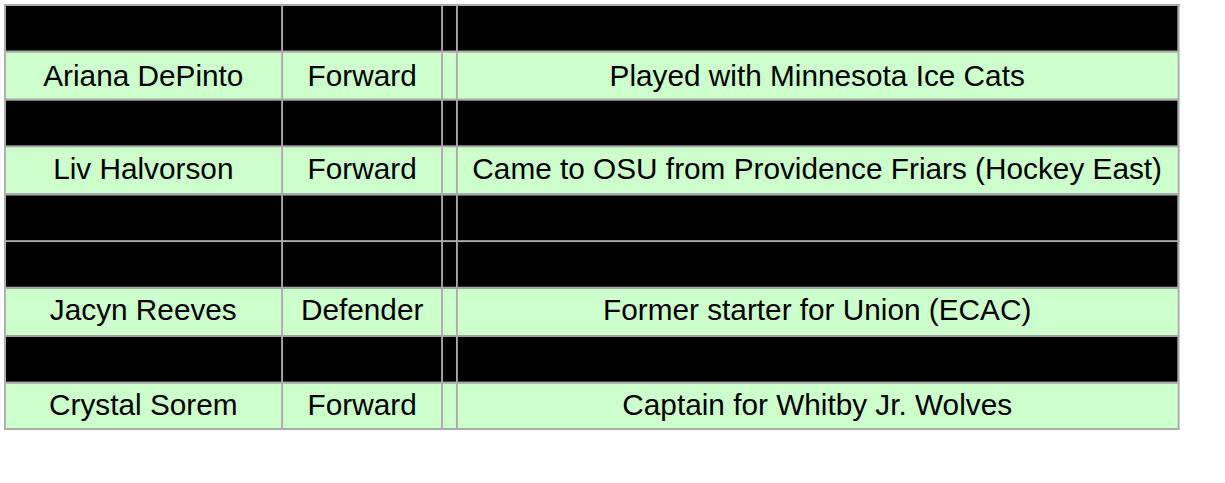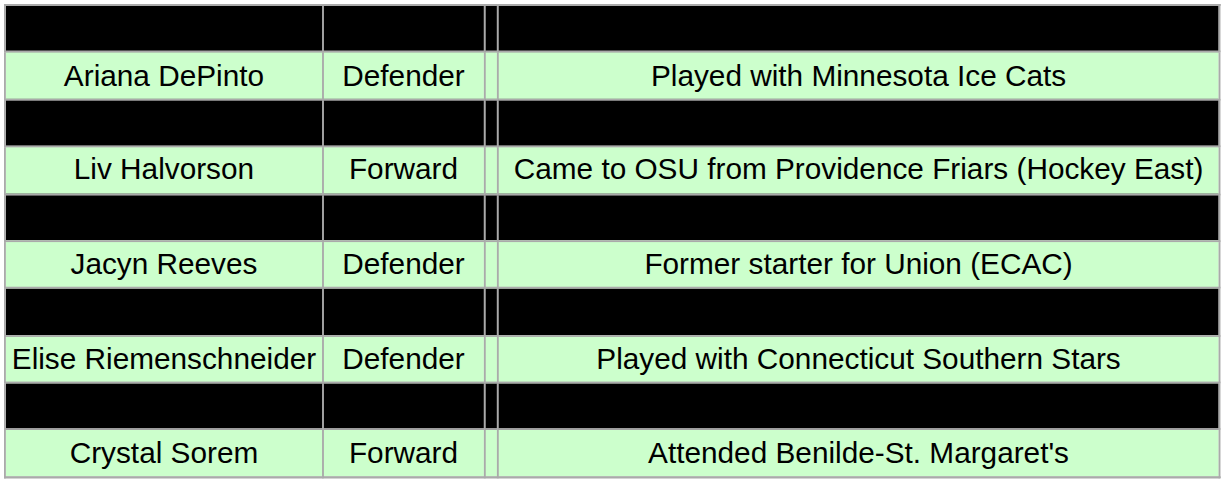(362, 75) Forward -> (404, 75) Defender
(362, 122) Defender -> (403, 122) Forward
(362, 216) Defender -> (403, 216) Forward
(817, 216) Attended Benilde-St. Margaret's -> (859, 216) Captain for Whitby Jr. Wolves
rows swapped: (143, 311) <-> (143, 264)
+ row: (164, 358)
(362, 358) Defender -> (403, 405) Forward
(817, 405) Captain for Whitby Jr. Wolves -> (859, 452) Attended Benilde-St. Margaret's
